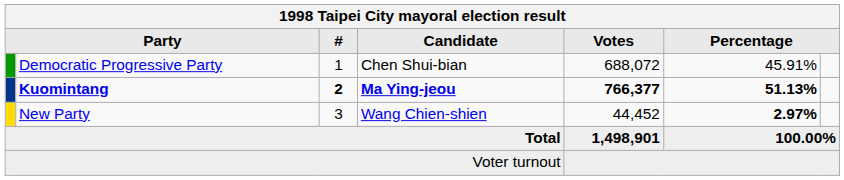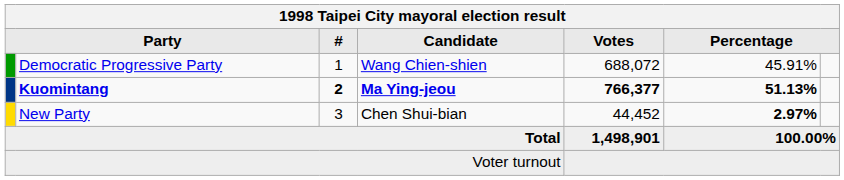(414, 65) Chen Shui-bian -> (424, 65) Wang Chien-shien
(424, 114) Wang Chien-shien -> (414, 114) Chen Shui-bian
